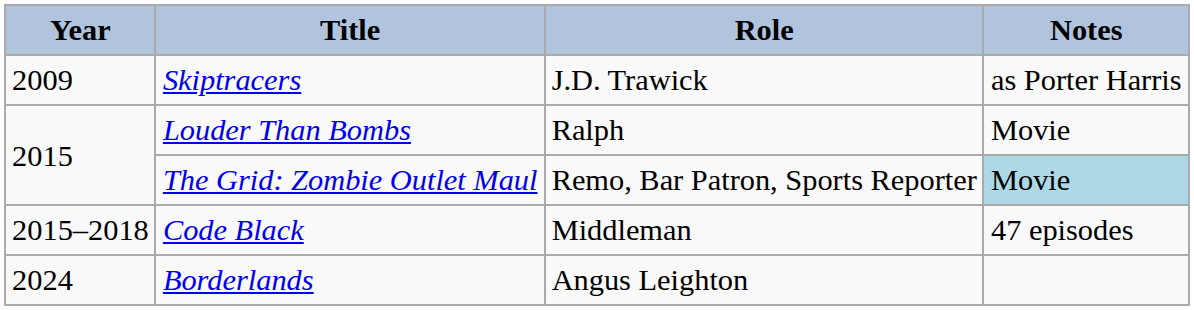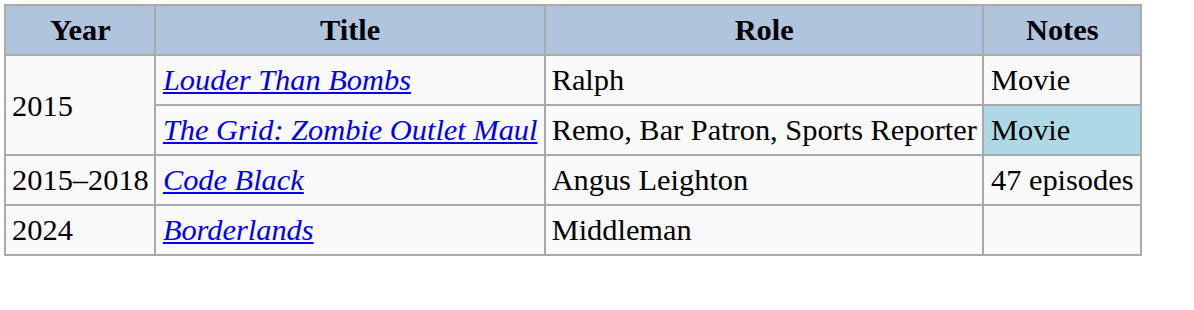- row: (232, 79)
(622, 230) Middleman -> (650, 180) Angus Leighton
(650, 280) Angus Leighton -> (622, 230) Middleman
